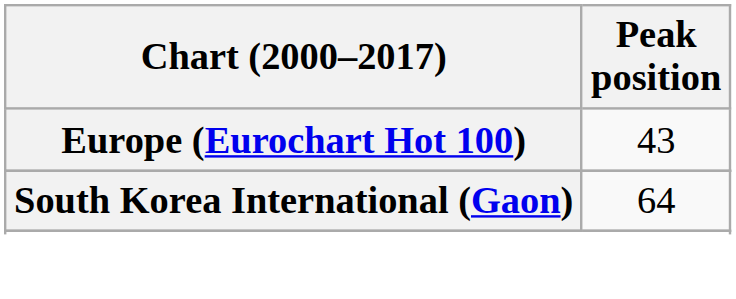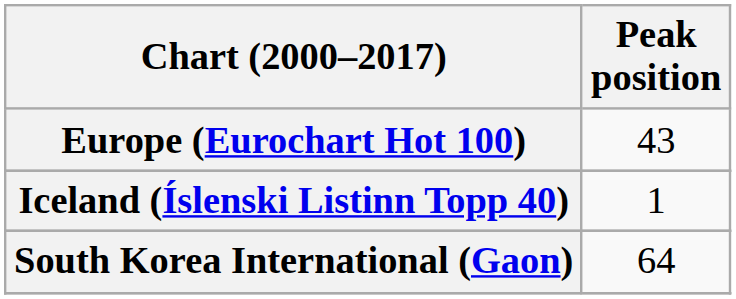+ row: (294, 199)
